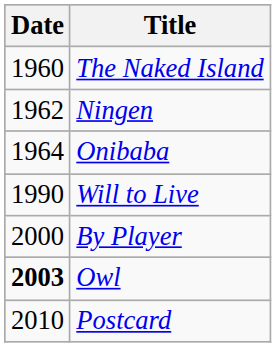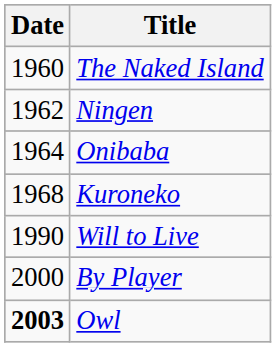+ row: (128, 194)
- row: (124, 320)
